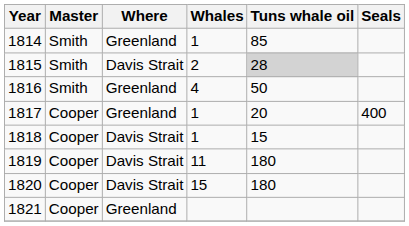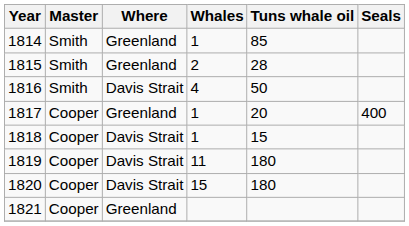(145, 64) Davis Strait -> (141, 64) Greenland
(259, 64) lightgrey background -> (259, 64) no background
(141, 88) Greenland -> (145, 88) Davis Strait
